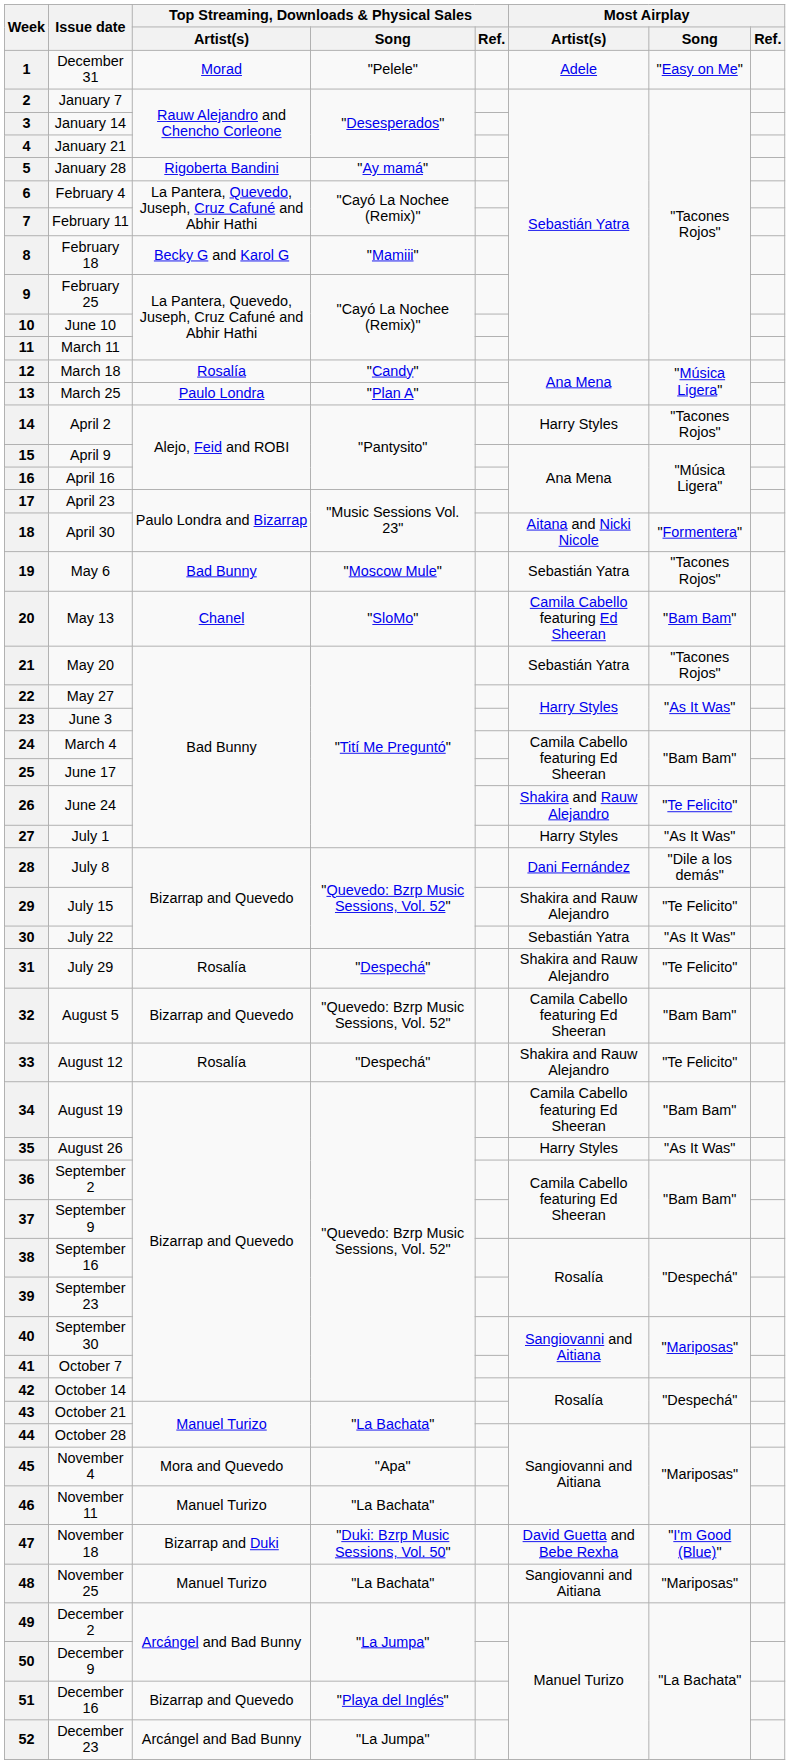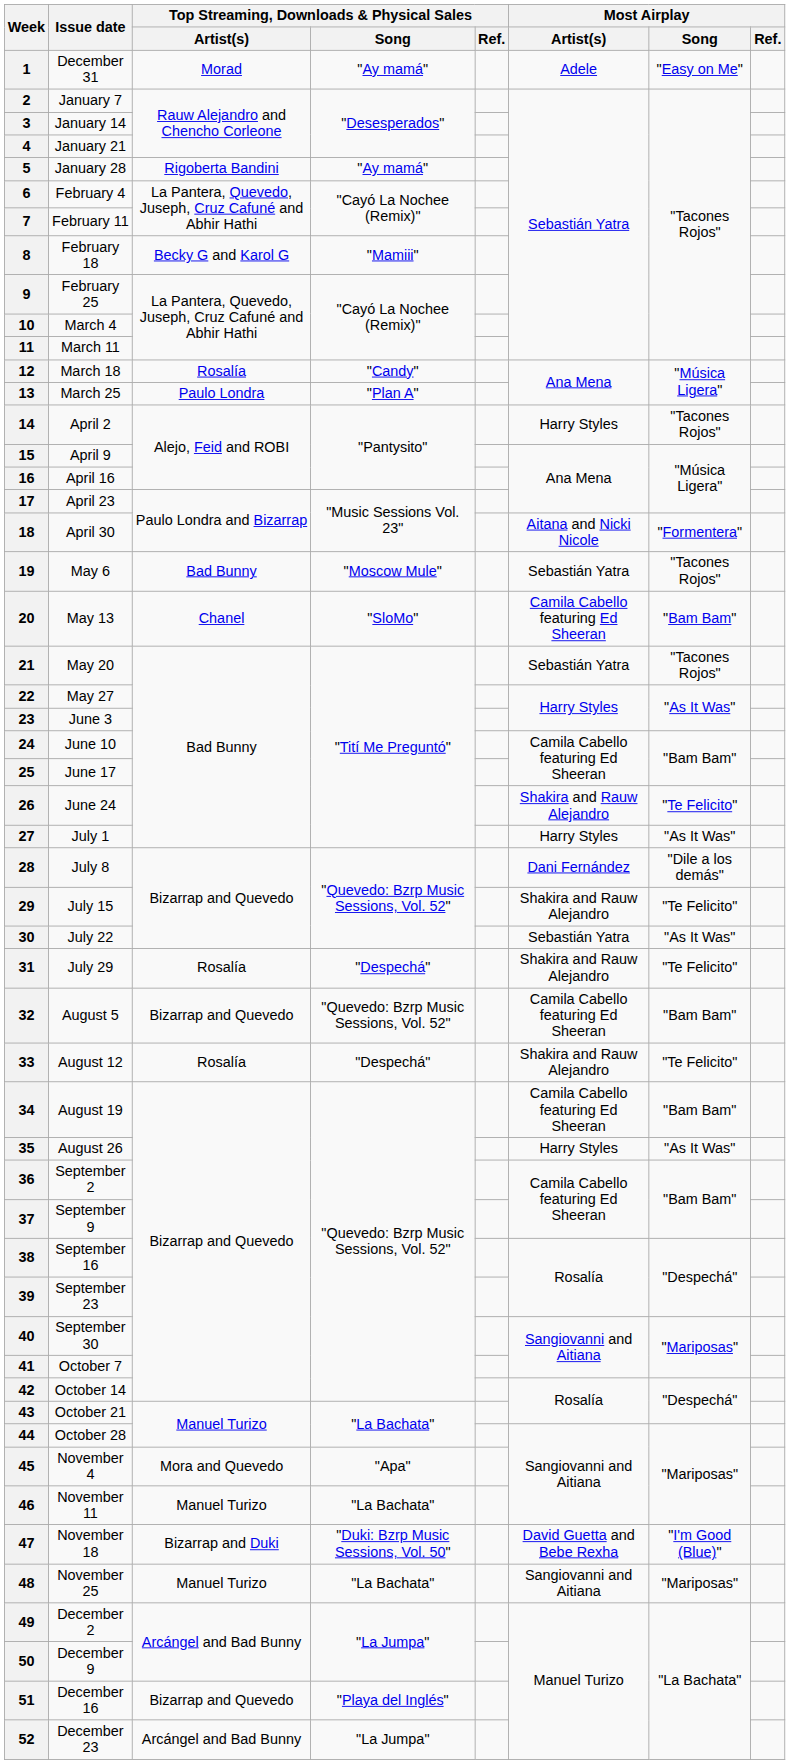(393, 69) "Pelele" -> (393, 69) "Ay mamá"
(90, 325) June 10 -> (90, 325) March 4
(90, 744) March 4 -> (90, 744) June 10
